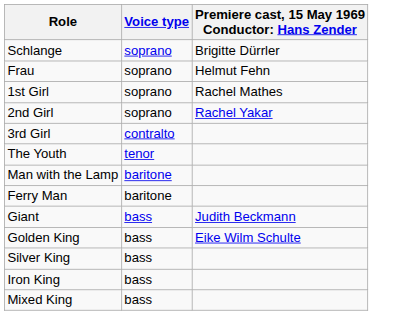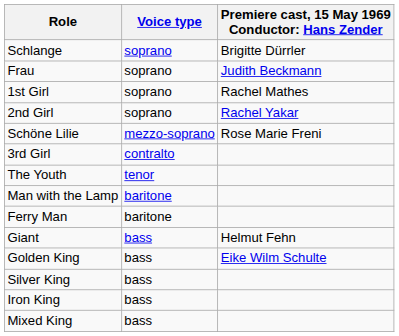(233, 71) Helmut Fehn -> (271, 71) Judith Beckmann
+ row: (43, 133)
(245, 216) Judith Beckmann -> (258, 237) Helmut Fehn
